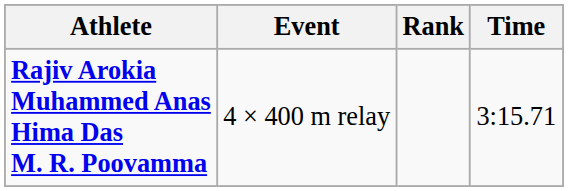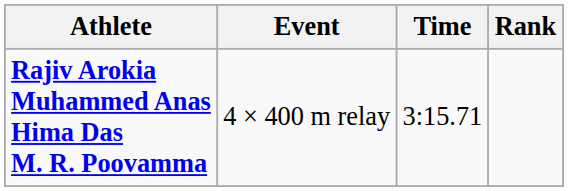columns swapped: (516, 26) <-> (433, 26)
